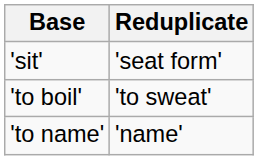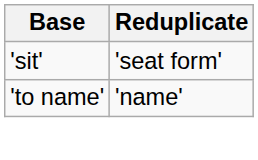- row: (46, 97)
